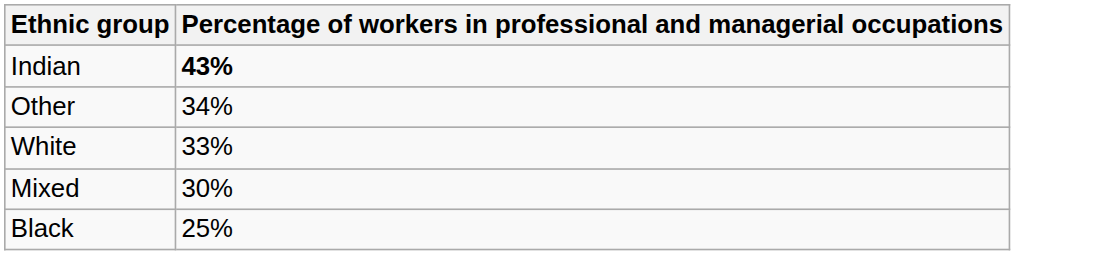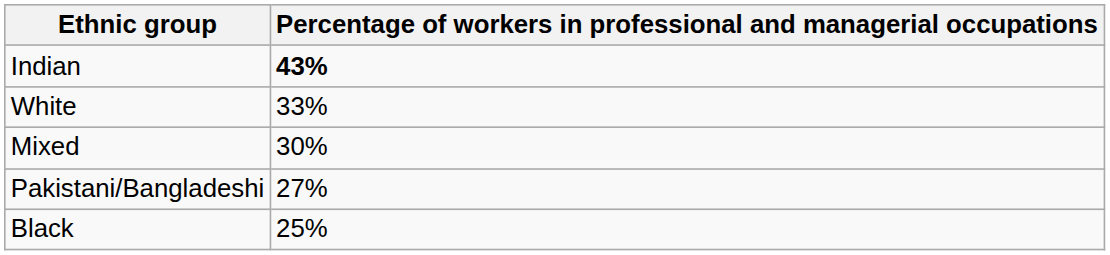- row: (43, 106)
+ row: (137, 188)
